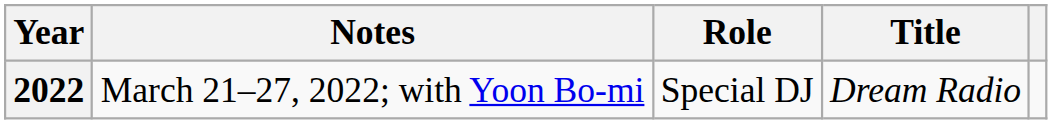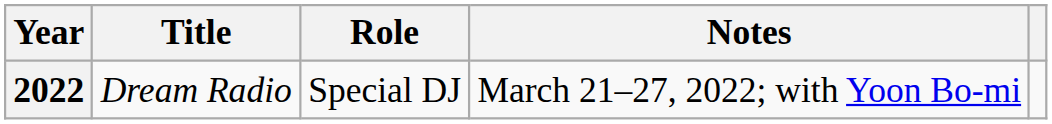columns swapped: (926, 32) <-> (373, 32)
